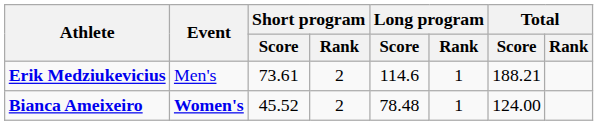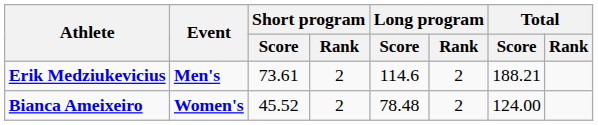(195, 76) normal -> (197, 76) bold
(459, 76) 1 -> (459, 76) 2
(459, 105) 1 -> (459, 105) 2
